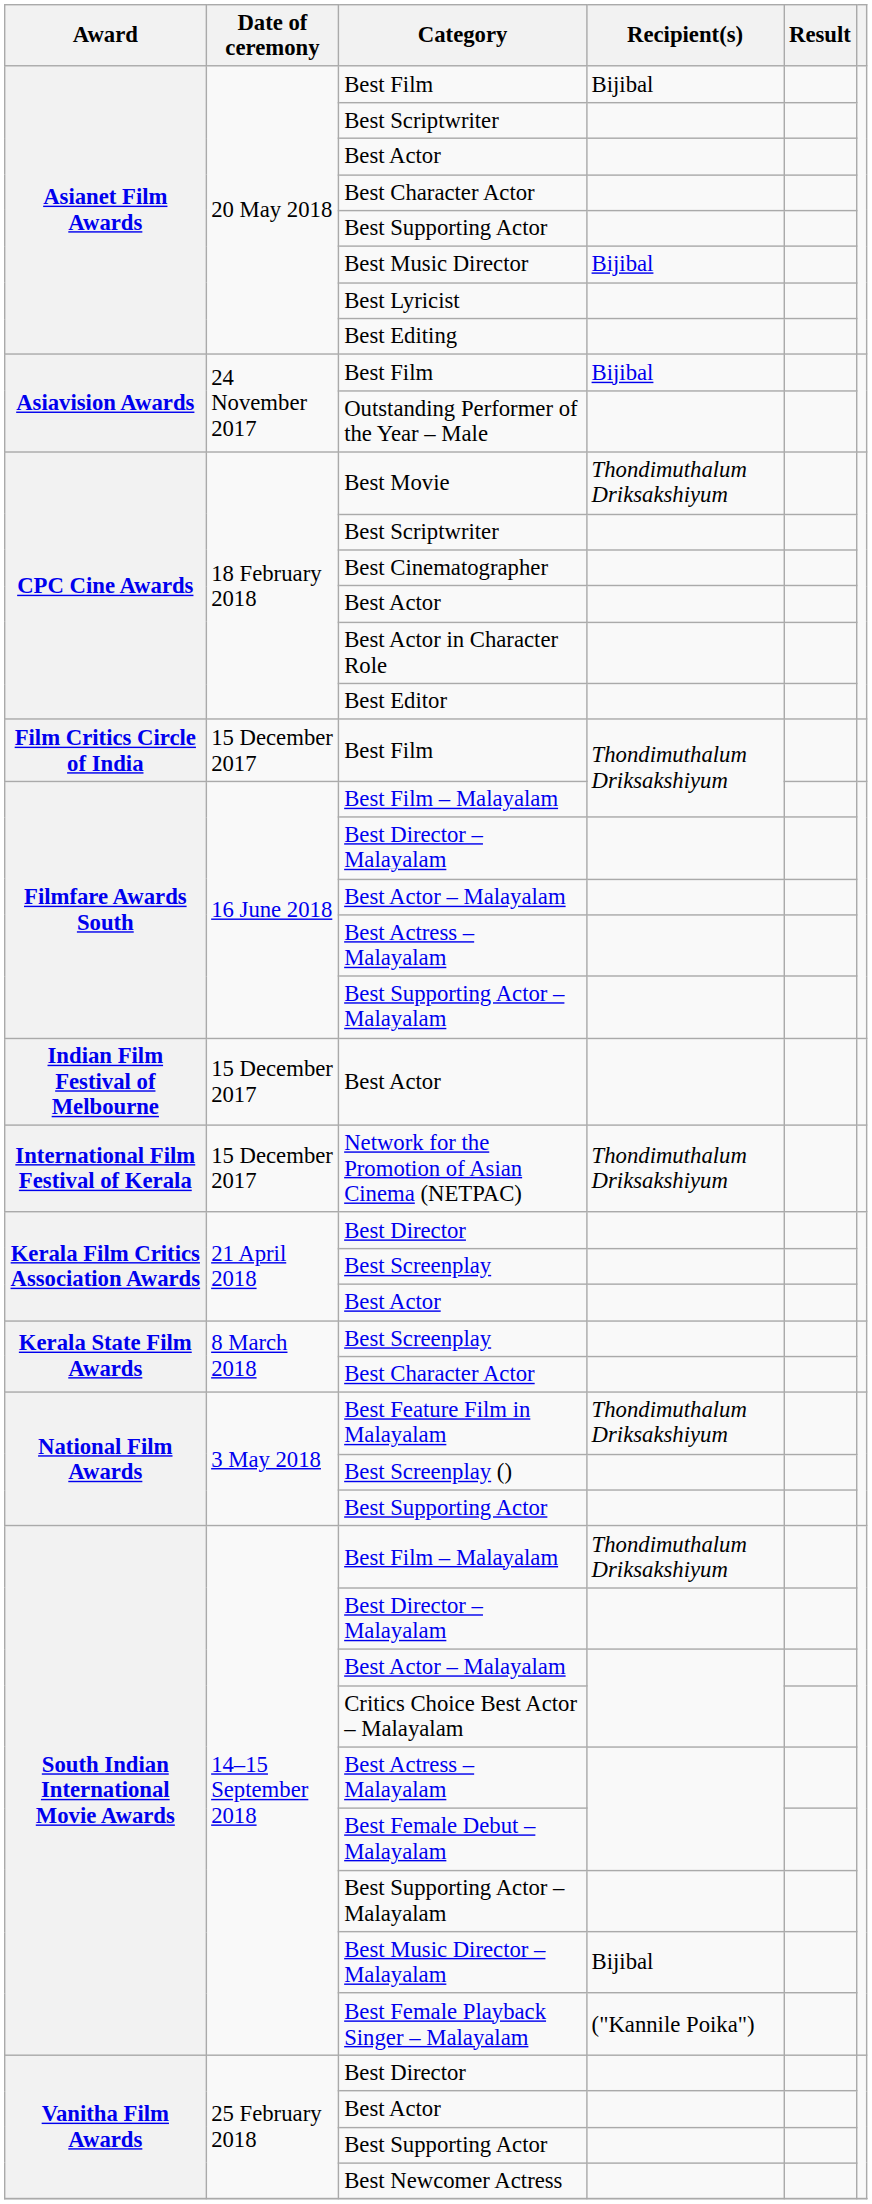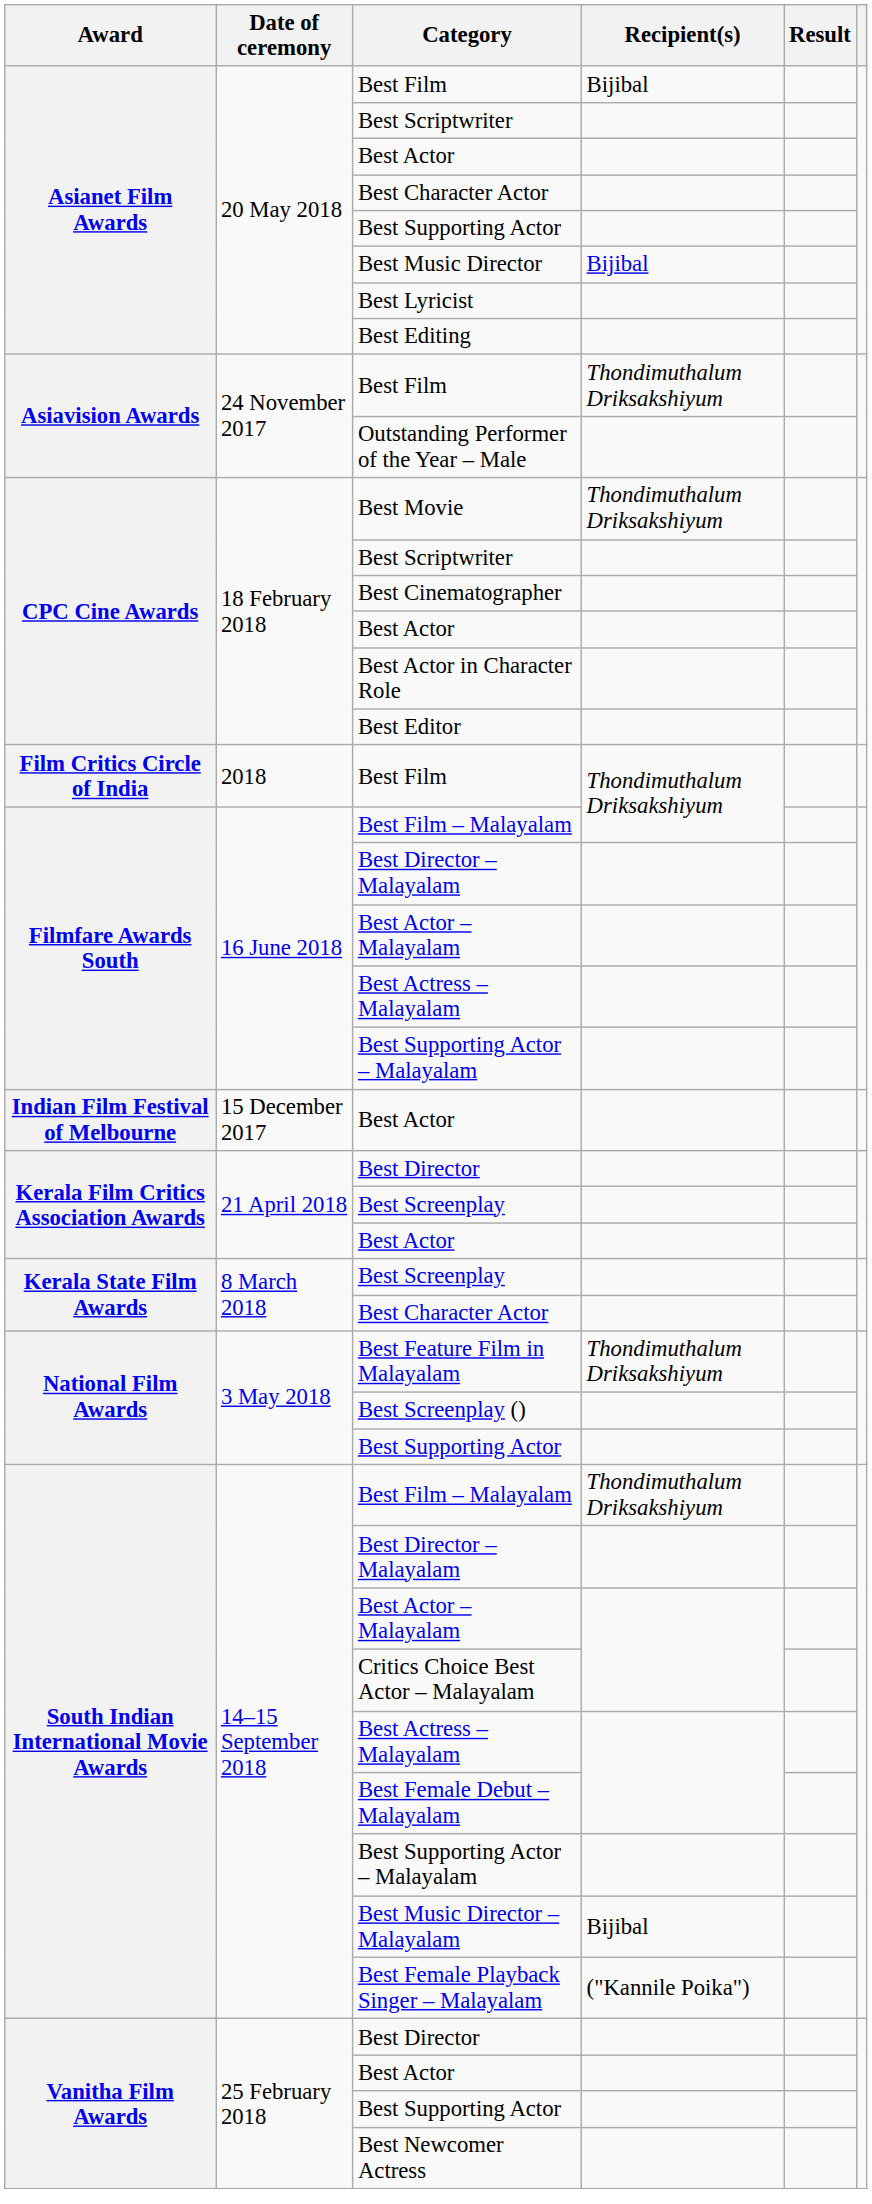(622, 372) Bijibal -> (664, 385) Thondimuthalum Driksakshiyum
(272, 750) 15 December 2017 -> (244, 775) 2018
- row: (105, 1168)
